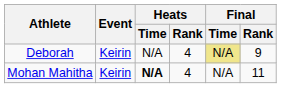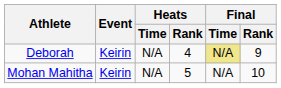(152, 73) bold -> (152, 73) normal
(188, 73) 4 -> (188, 73) 5
(258, 73) 11 -> (258, 73) 10
